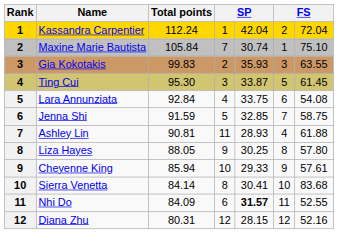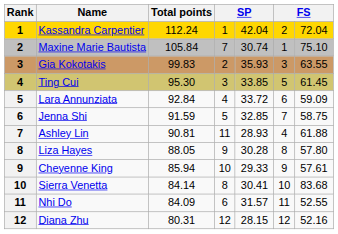(254, 82) 33.87 -> (254, 82) 33.85
(254, 99) 33.75 -> (254, 99) 33.72
(314, 99) 54.08 -> (314, 99) 59.09
(254, 151) 30.25 -> (254, 151) 30.28
(254, 202) bold -> (254, 202) normal
